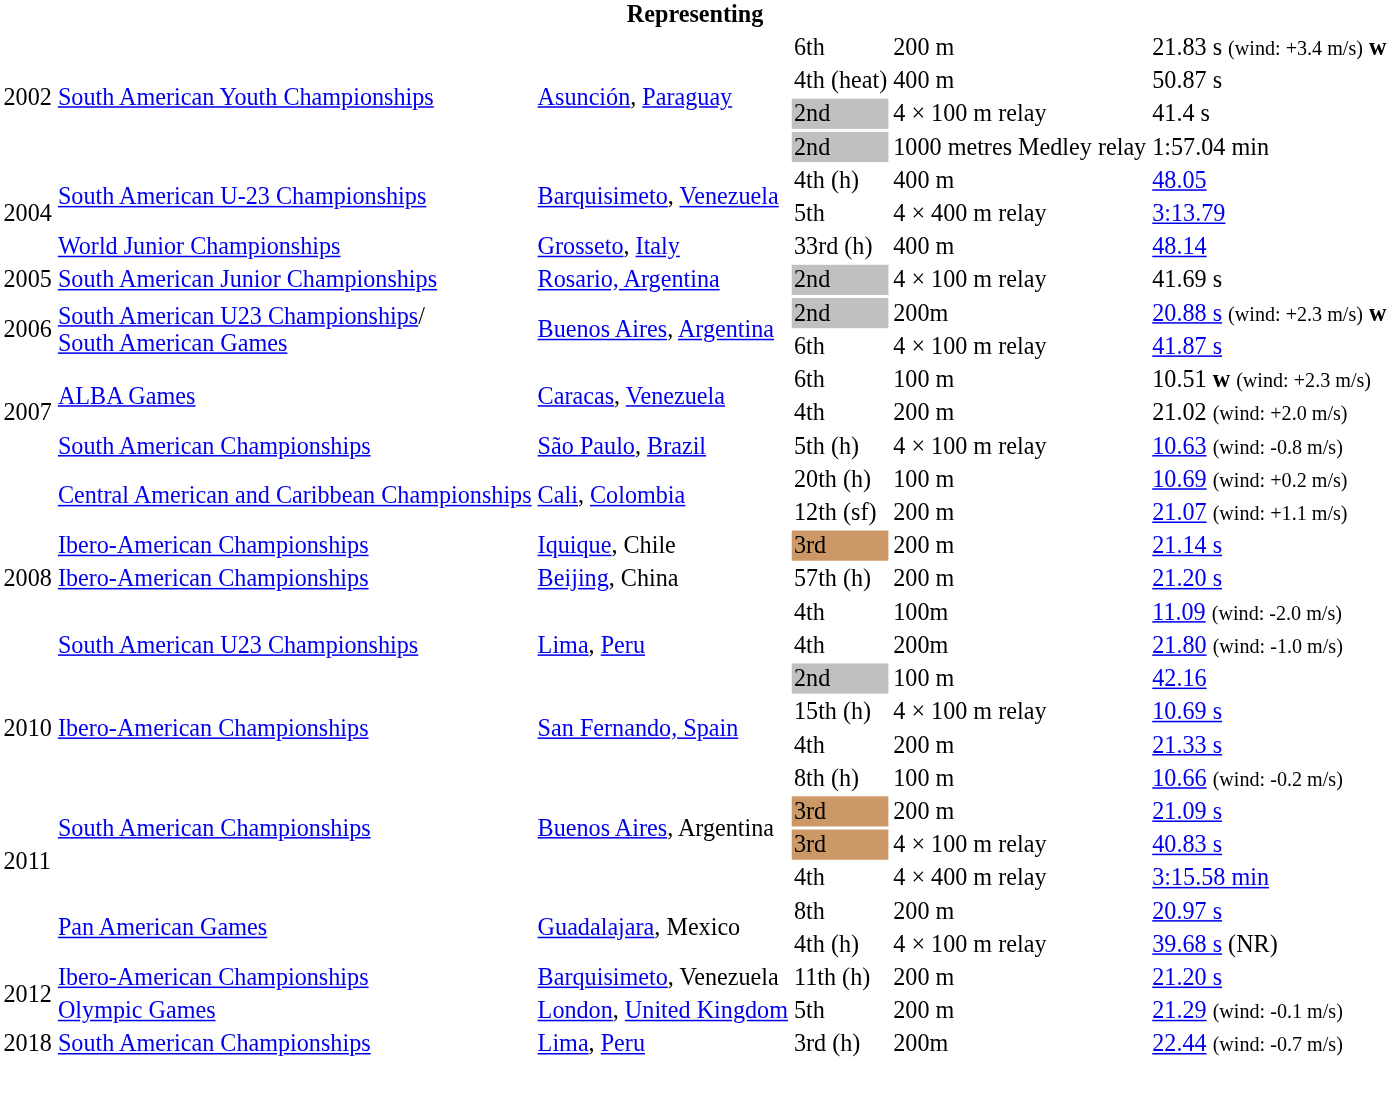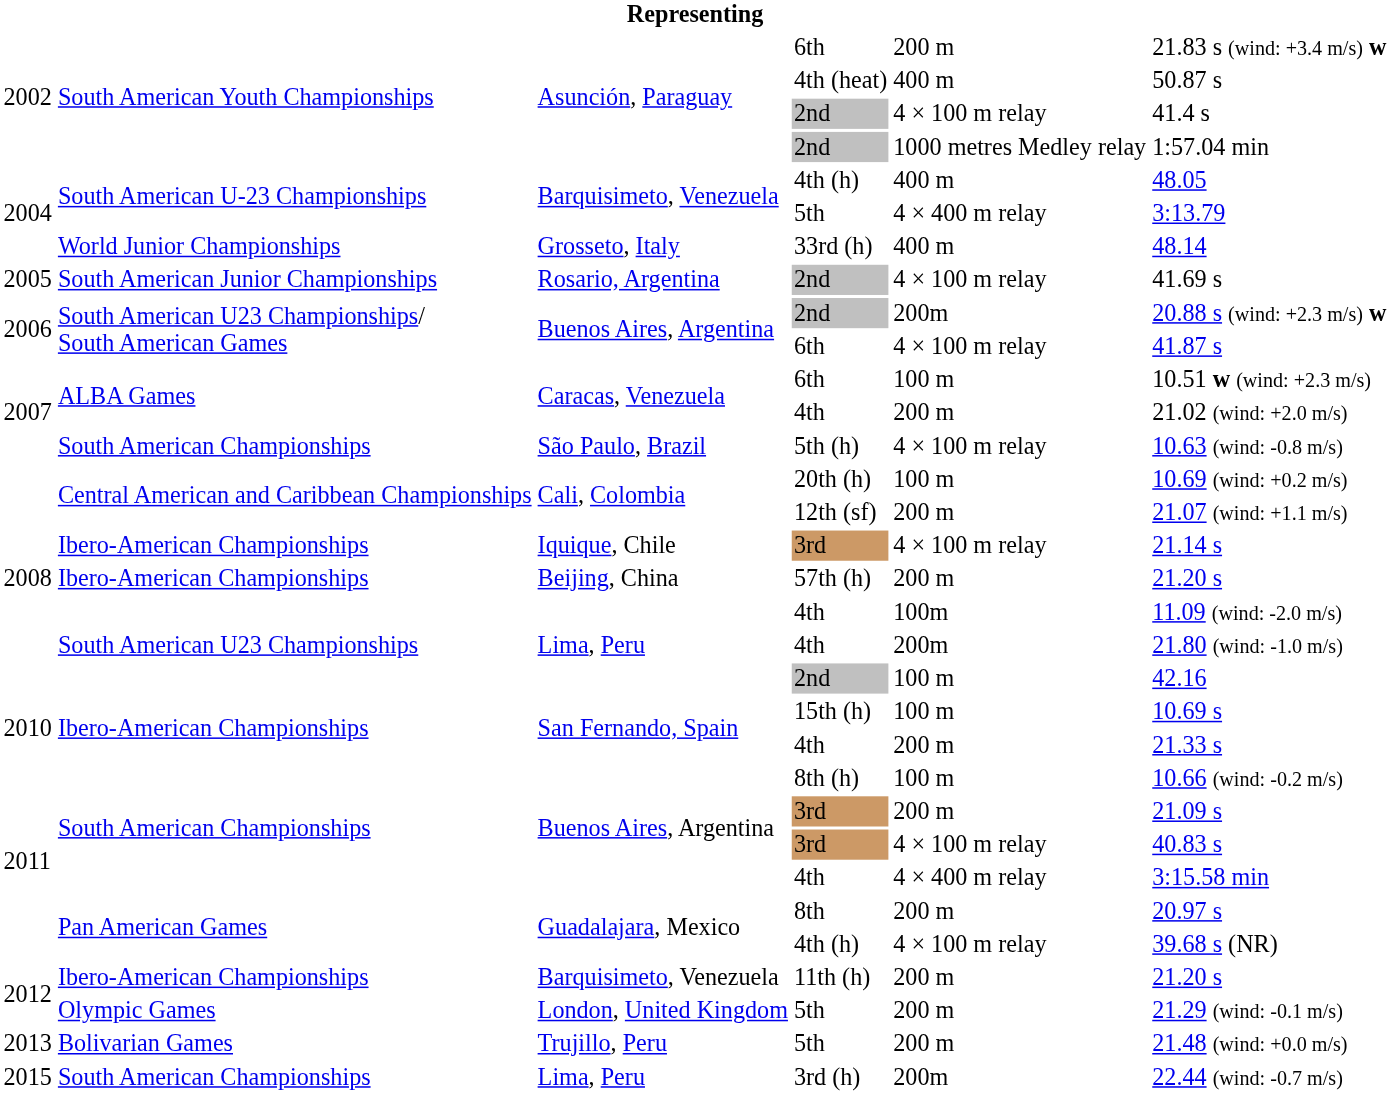(924, 545) 200 m -> (970, 545) 4 × 100 m relay
(970, 711) 4 × 100 m relay -> (924, 711) 100 m
+ row: (602, 1043)
(28, 1043) 2018 -> (28, 1076) 2015
